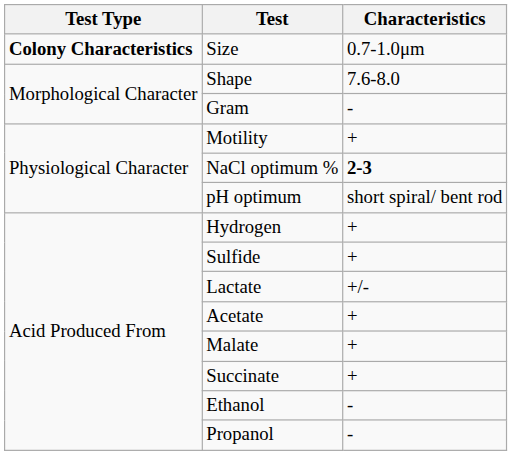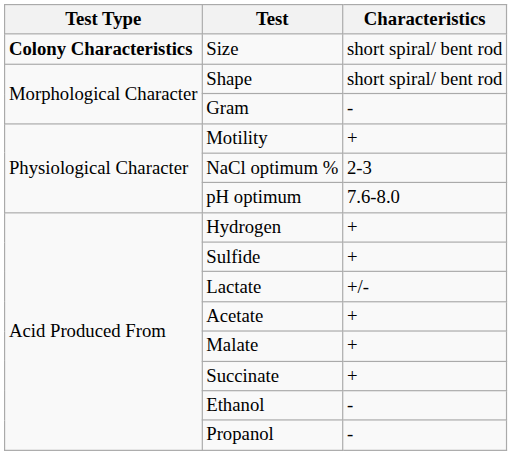(386, 49) 0.7-1.0μm -> (425, 49) short spiral/ bent rod
(373, 78) 7.6-8.0 -> (425, 78) short spiral/ bent rod
(359, 167) bold -> (359, 167) normal
(425, 197) short spiral/ bent rod -> (373, 197) 7.6-8.0
